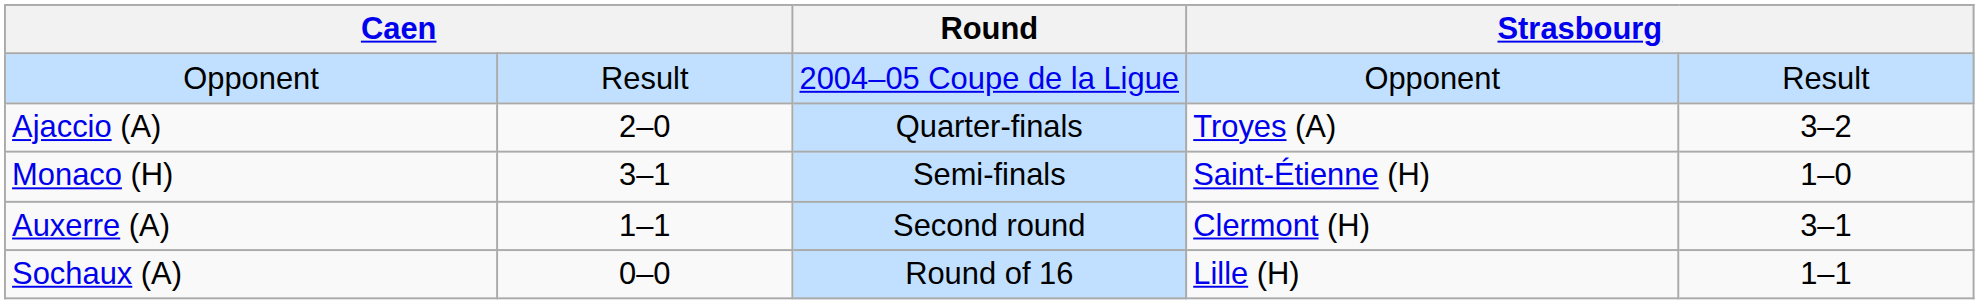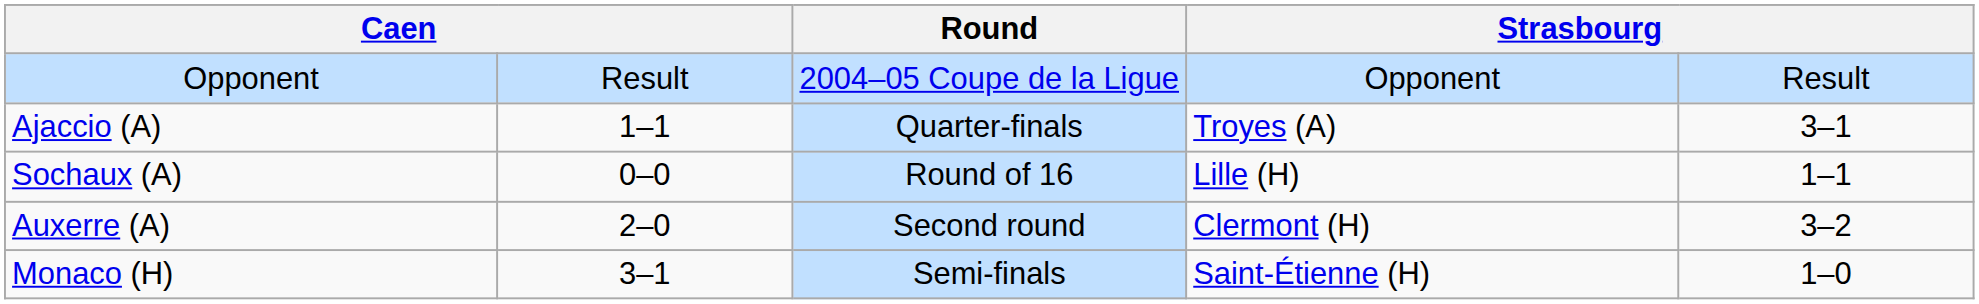(645, 126) 2–0 -> (645, 126) 1–1
(1826, 126) 3–2 -> (1826, 126) 3–1
rows swapped: (97, 273) <-> (93, 175)
(645, 224) 1–1 -> (645, 224) 2–0
(1826, 224) 3–1 -> (1826, 224) 3–2
